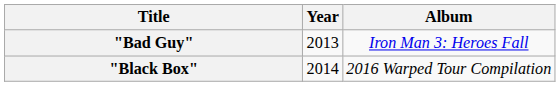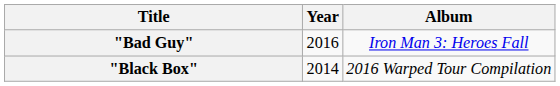(323, 42) 2013 -> (323, 42) 2016
